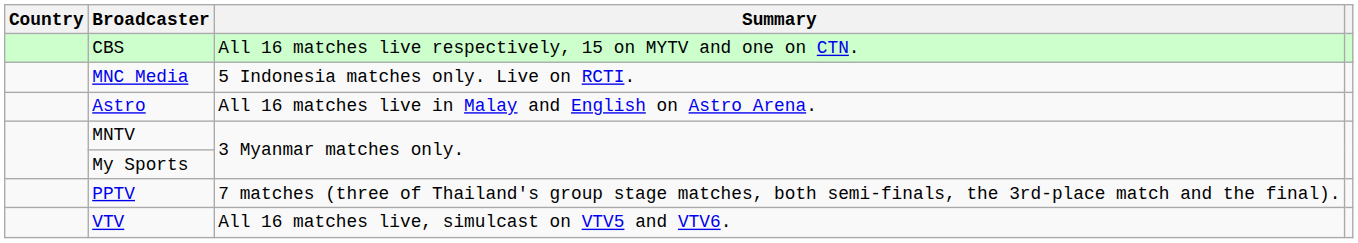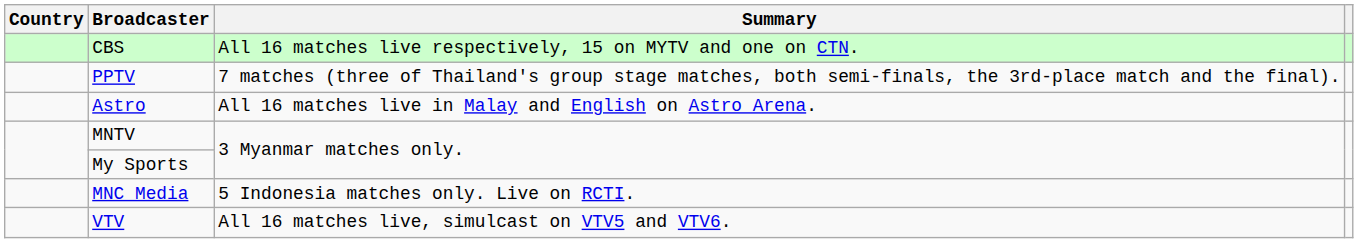rows swapped: (140, 77) <-> (114, 193)
